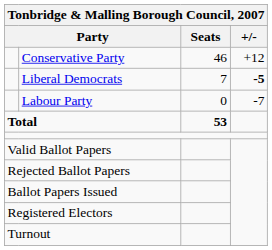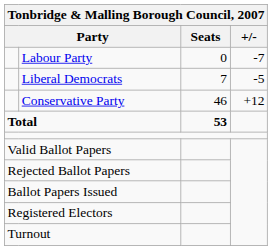rows swapped: (73, 57) <-> (57, 100)
(259, 79) bold -> (259, 79) normal
